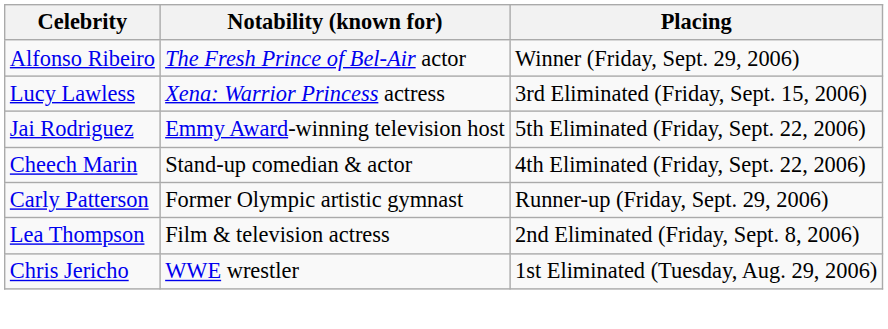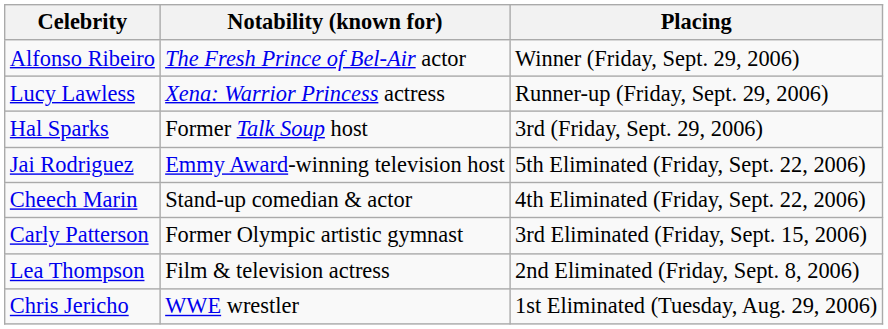(691, 93) 3rd Eliminated (Friday, Sept. 15, 2006) -> (672, 93) Runner-up (Friday, Sept. 29, 2006)
+ row: (59, 128)
(672, 199) Runner-up (Friday, Sept. 29, 2006) -> (691, 235) 3rd Eliminated (Friday, Sept. 15, 2006)
